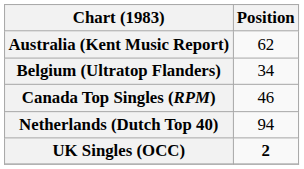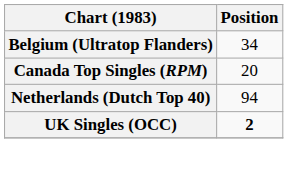- row: (119, 44)
(266, 97) 46 -> (249, 71) 20
